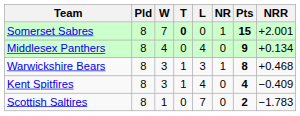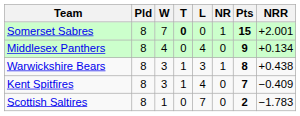(276, 66) +0.468 -> (276, 66) +0.438
(245, 84) 4 -> (245, 84) 7
